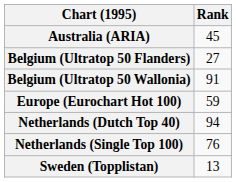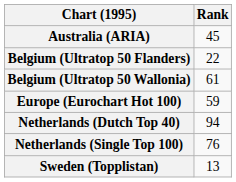(213, 58) 27 -> (213, 58) 22
(213, 79) 91 -> (213, 79) 61
